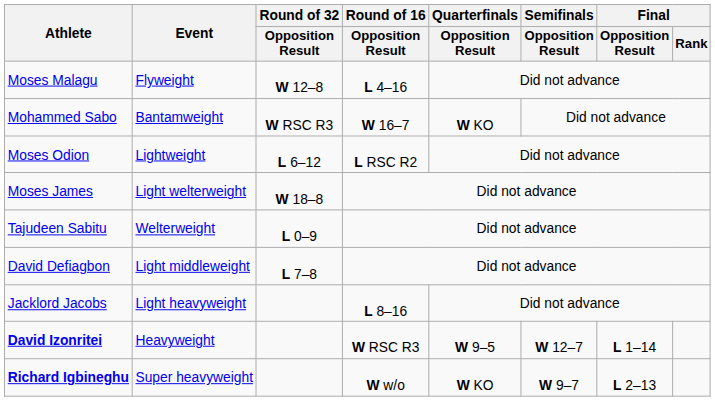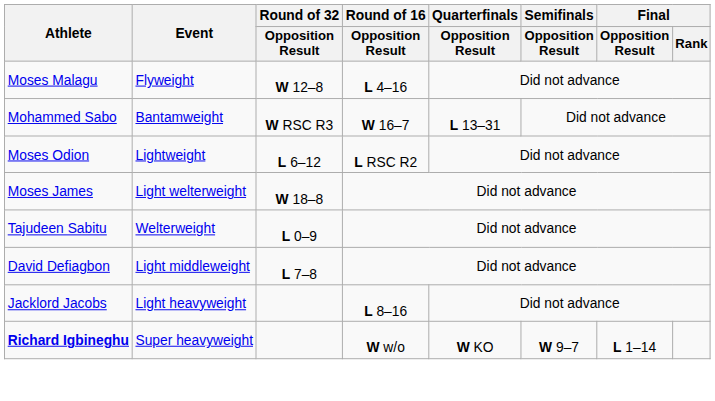(475, 125) W KO -> (475, 125) L 13–31
- row: (55, 341)
(635, 386) L 2–13 -> (635, 348) L 1–14
